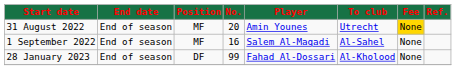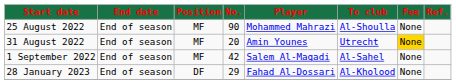+ row: (45, 27)
(234, 42) 16 -> (234, 57) 42
(234, 57) 99 -> (234, 72) 29
